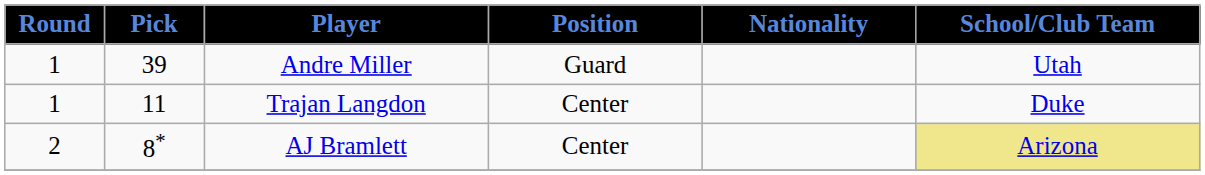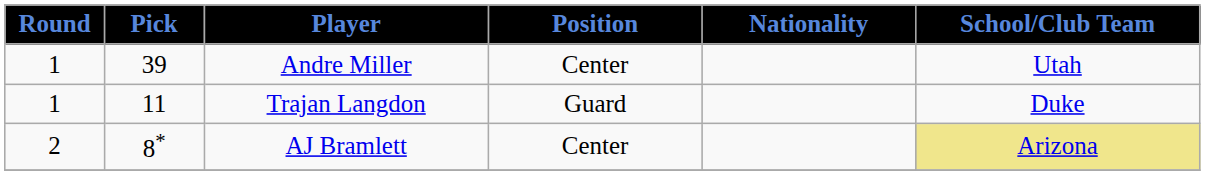(595, 63) Guard -> (595, 63) Center
(595, 103) Center -> (595, 103) Guard
